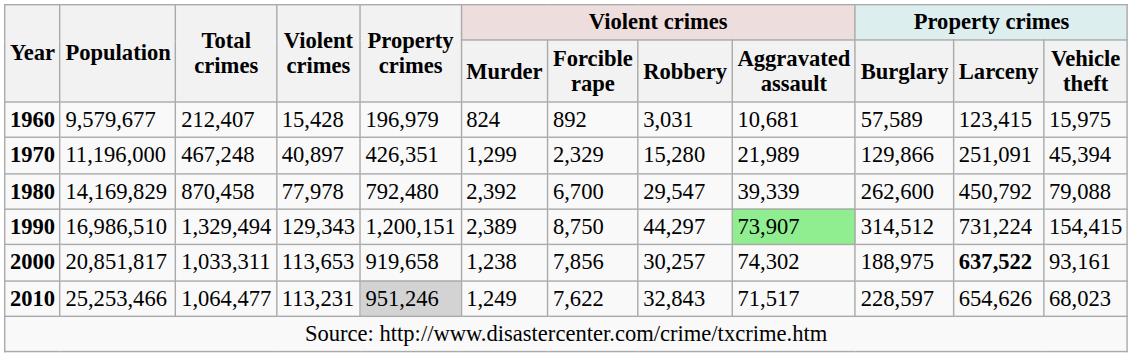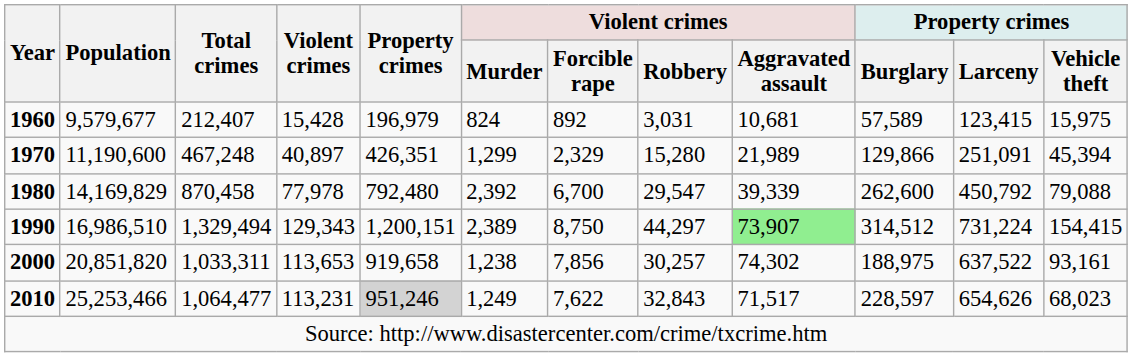(116, 155) 11,196,000 -> (116, 155) 11,190,600
(116, 262) 20,851,817 -> (116, 262) 20,851,820
(995, 262) bold -> (995, 262) normal
